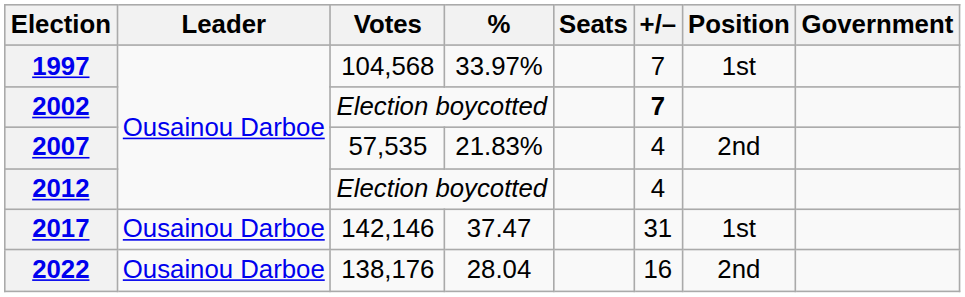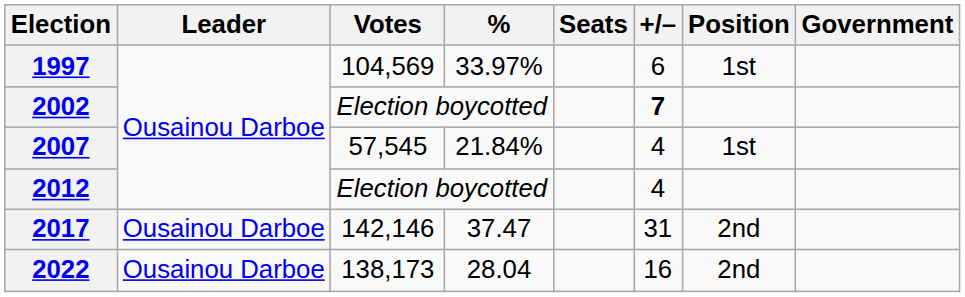(388, 65) 104,568 -> (388, 65) 104,569
(658, 65) 7 -> (658, 65) 6
(388, 147) 57,535 -> (388, 147) 57,545
(499, 147) 21.83% -> (499, 147) 21.84%
(739, 147) 2nd -> (739, 147) 1st
(739, 229) 1st -> (739, 229) 2nd
(388, 270) 138,176 -> (388, 270) 138,173
